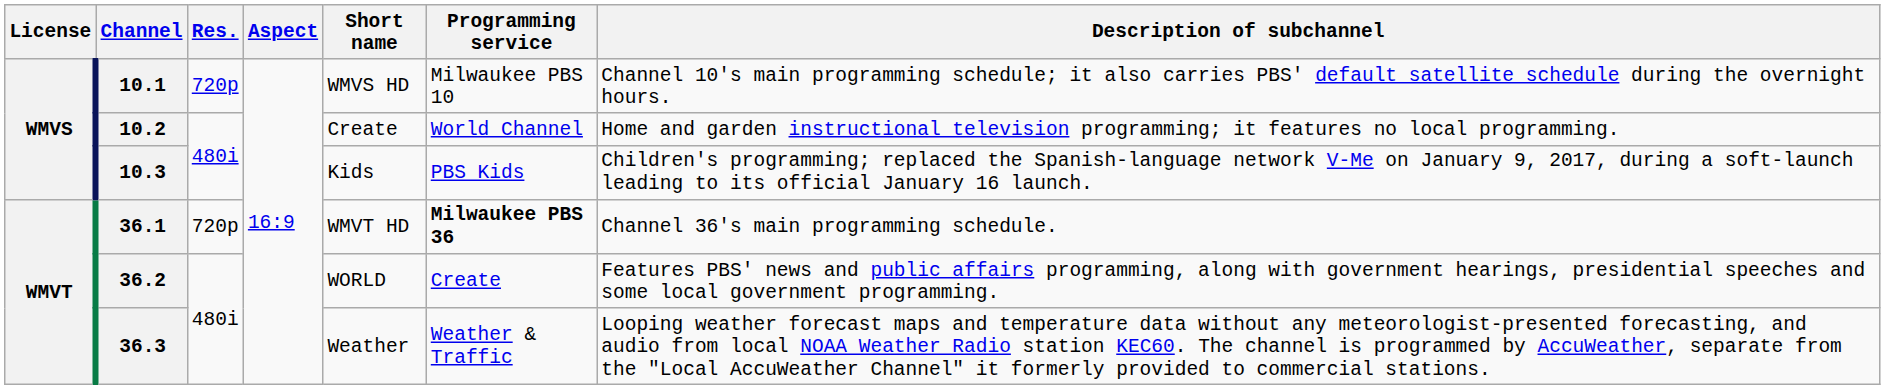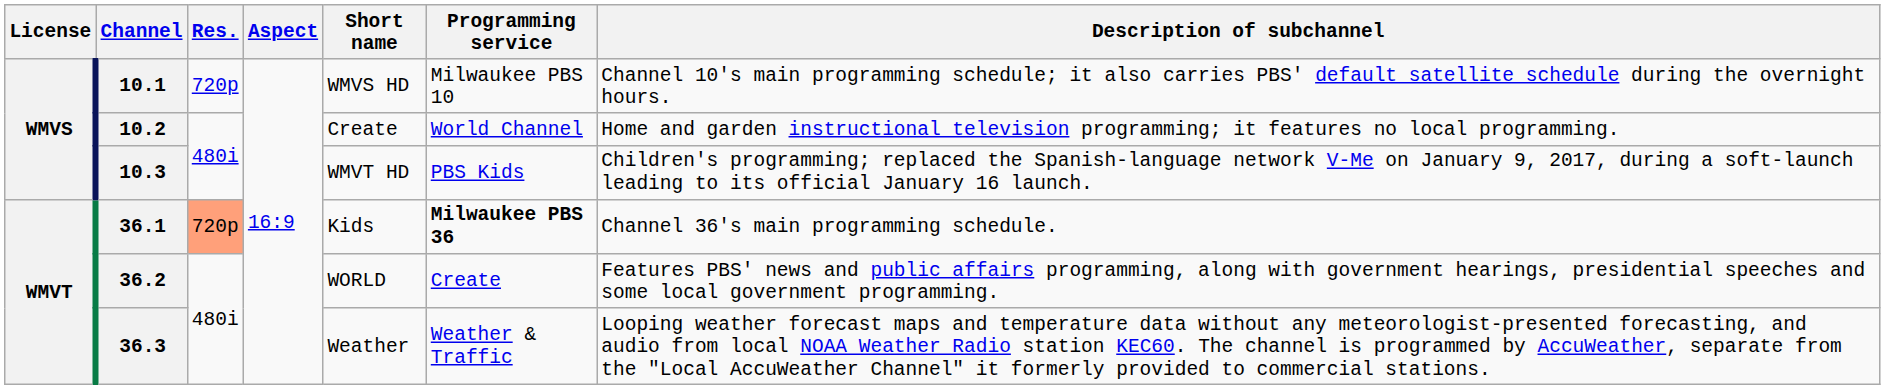(351, 172) Kids -> (368, 172) WMVT HD
(215, 227) no background -> (215, 227) lightsalmon background
(368, 227) WMVT HD -> (351, 227) Kids
